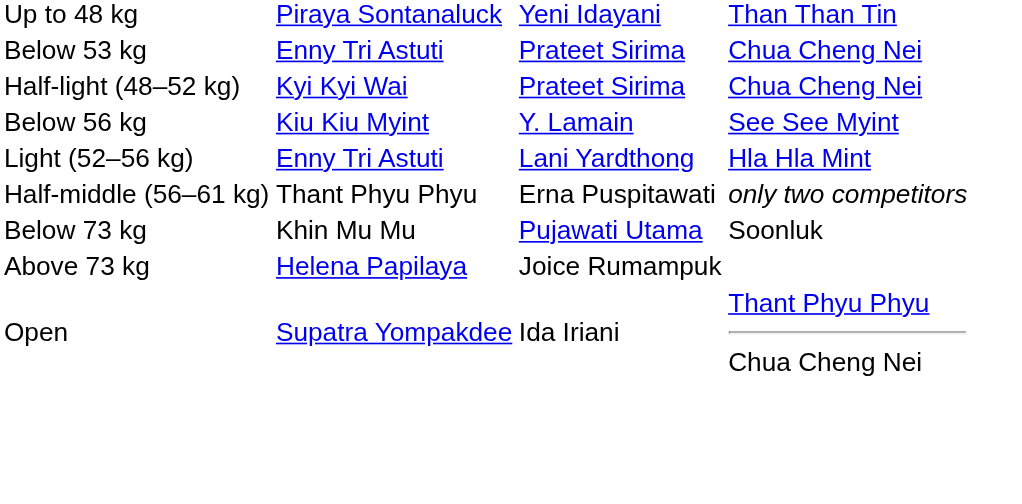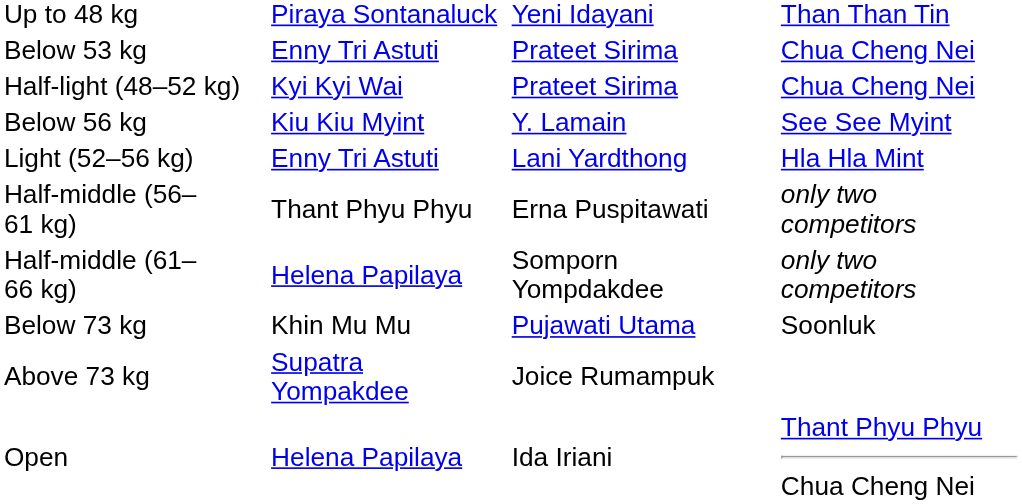+ row: (100, 275)
(371, 266) Helena Papilaya -> (340, 376) Supatra Yompakdee
(394, 332) Supatra Yompakdee -> (367, 457) Helena Papilaya
